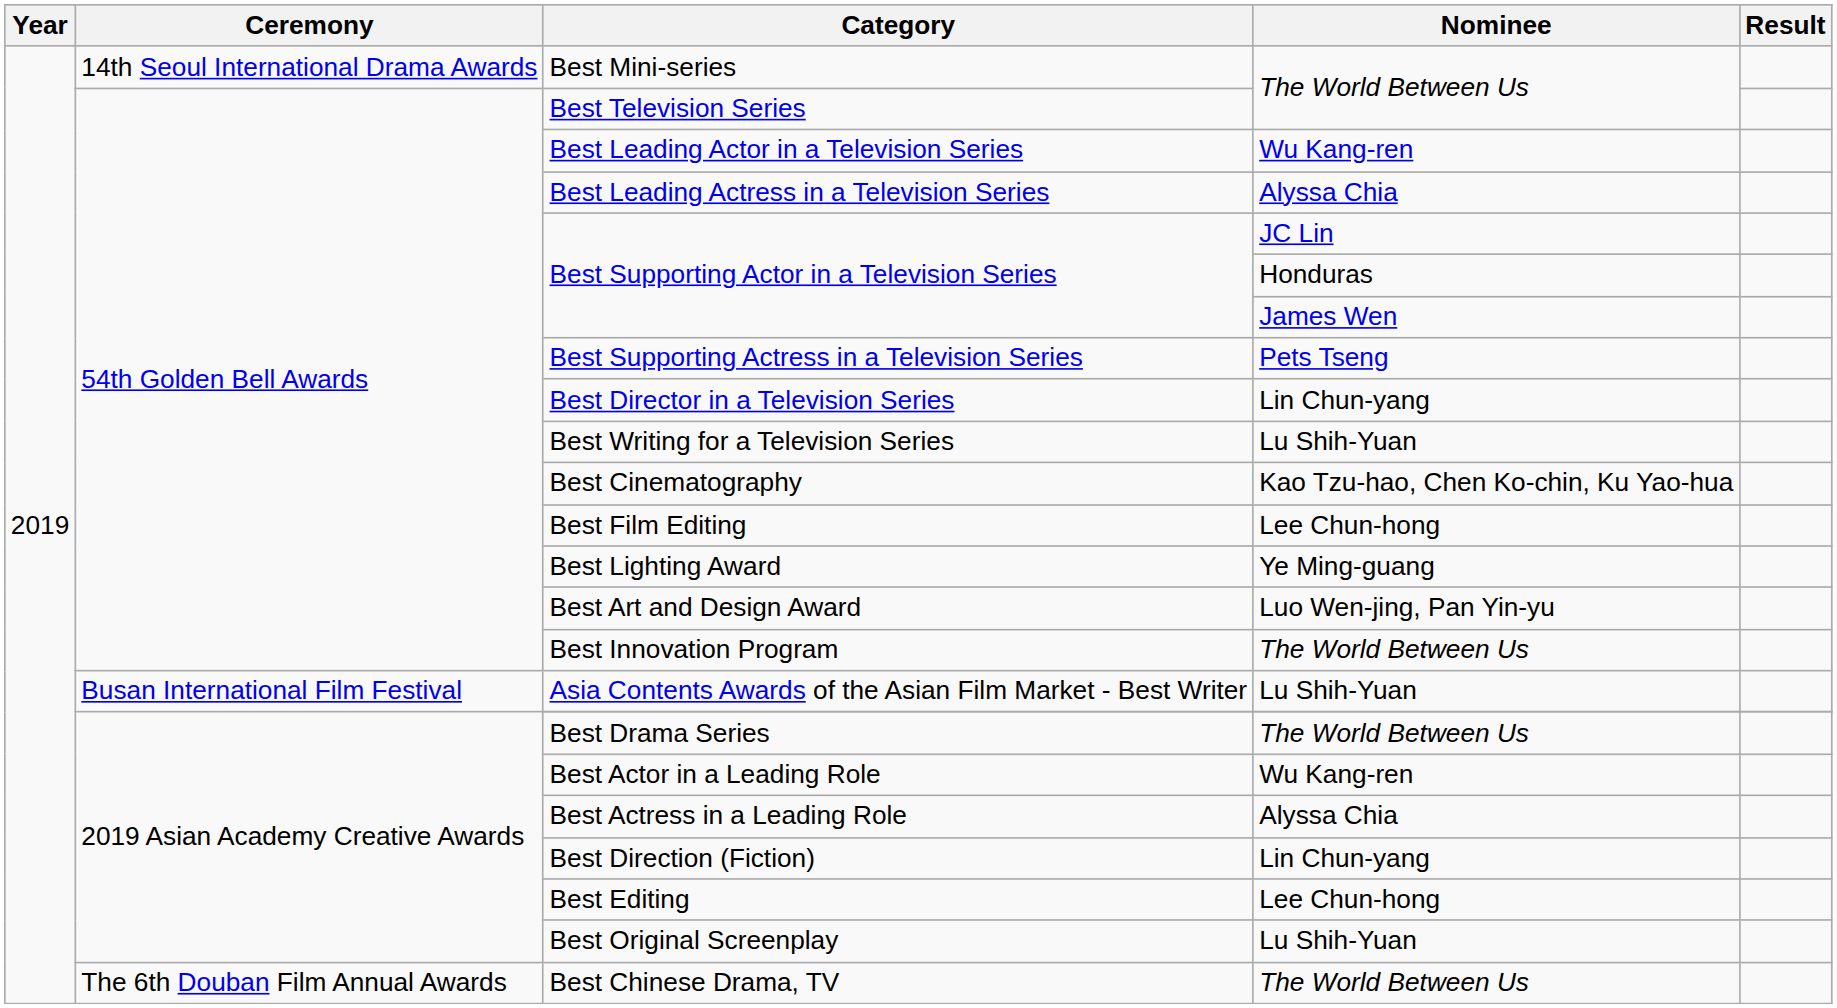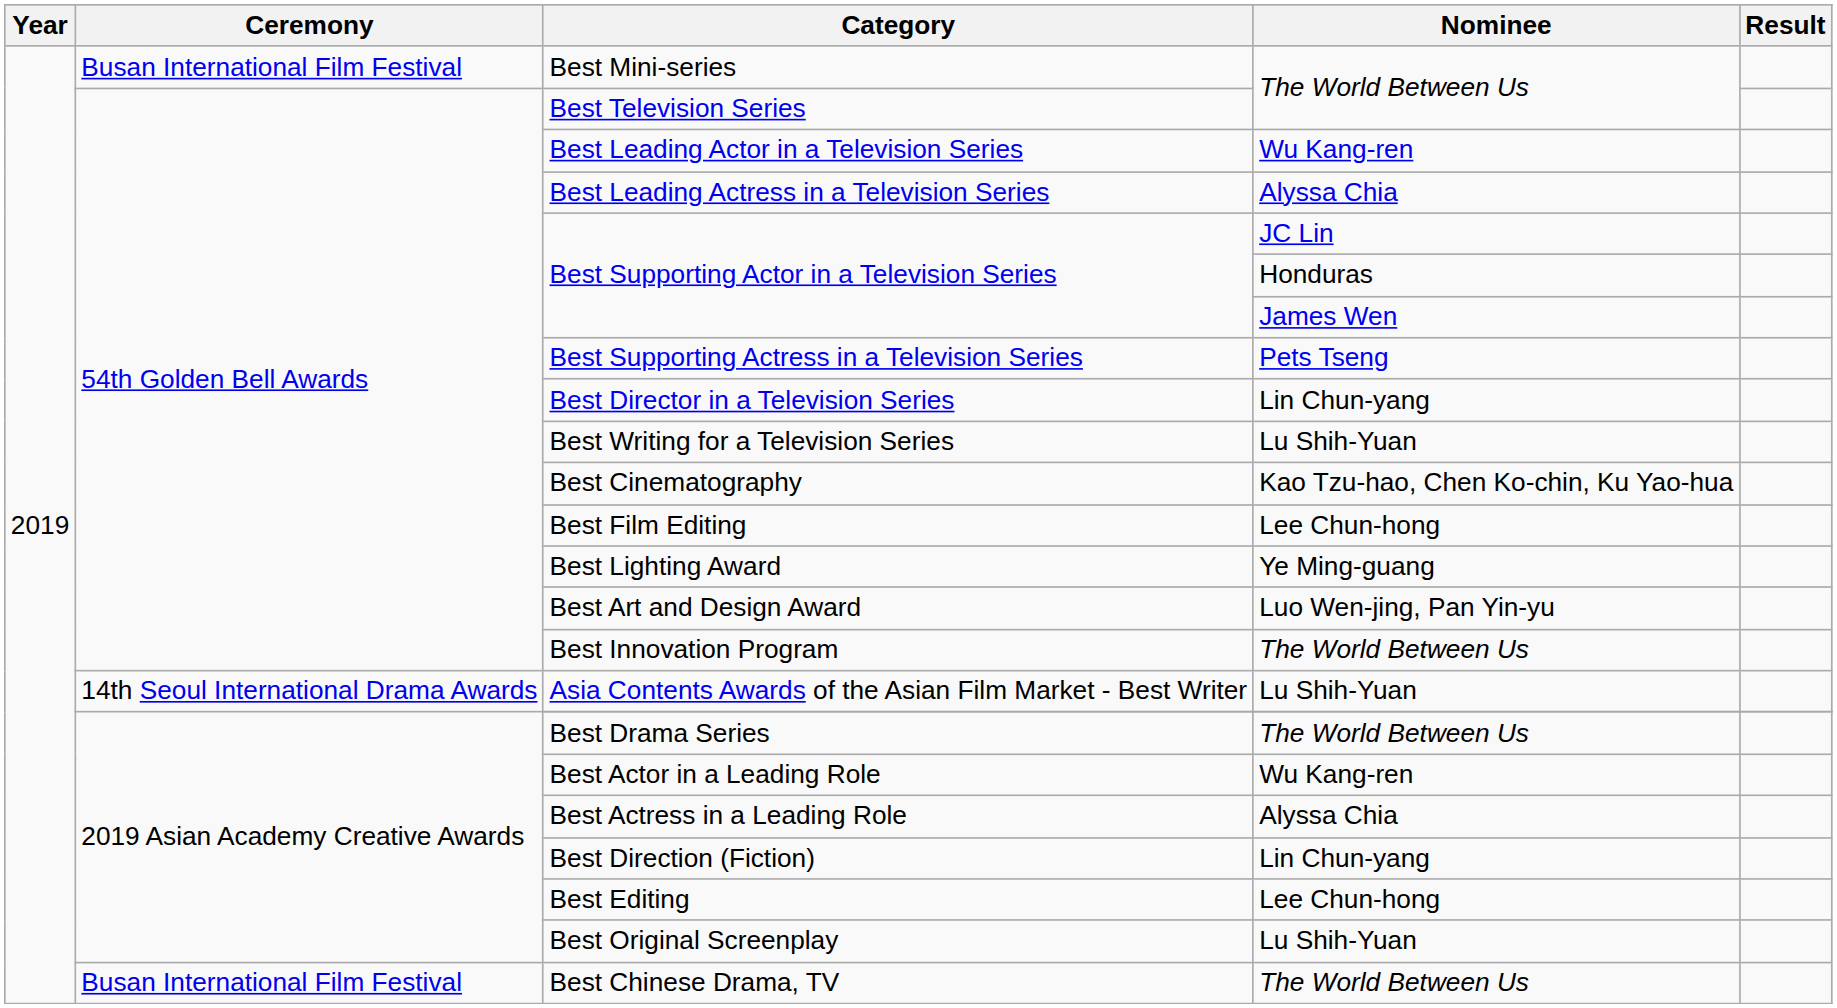(309, 66) 14th Seoul International Drama Awards -> (272, 66) Busan International Film Festival
(272, 691) Busan International Film Festival -> (309, 691) 14th Seoul International Drama Awards
(294, 982) The 6th Douban Film Annual Awards -> (272, 982) Busan International Film Festival
